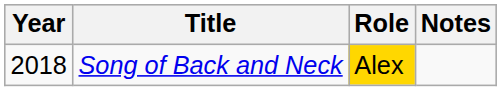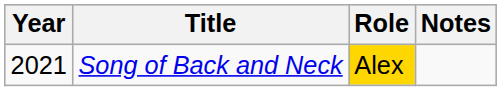(39, 64) 2018 -> (39, 64) 2021
